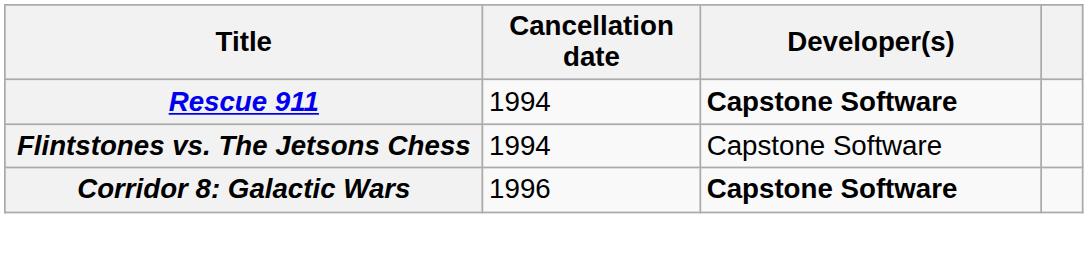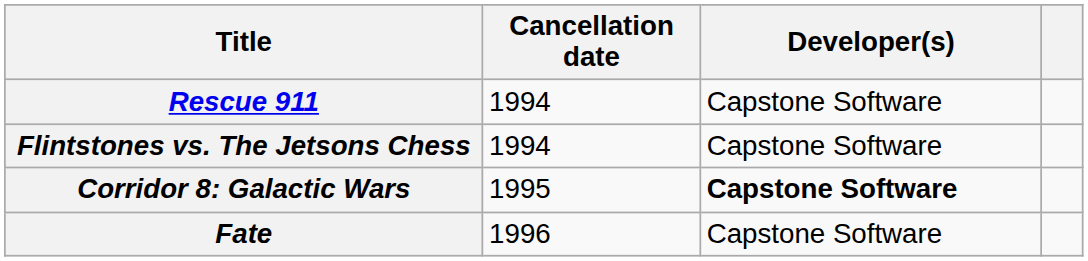(832, 101) bold -> (824, 101) normal
(520, 189) 1996 -> (520, 189) 1995
+ row: (244, 233)
